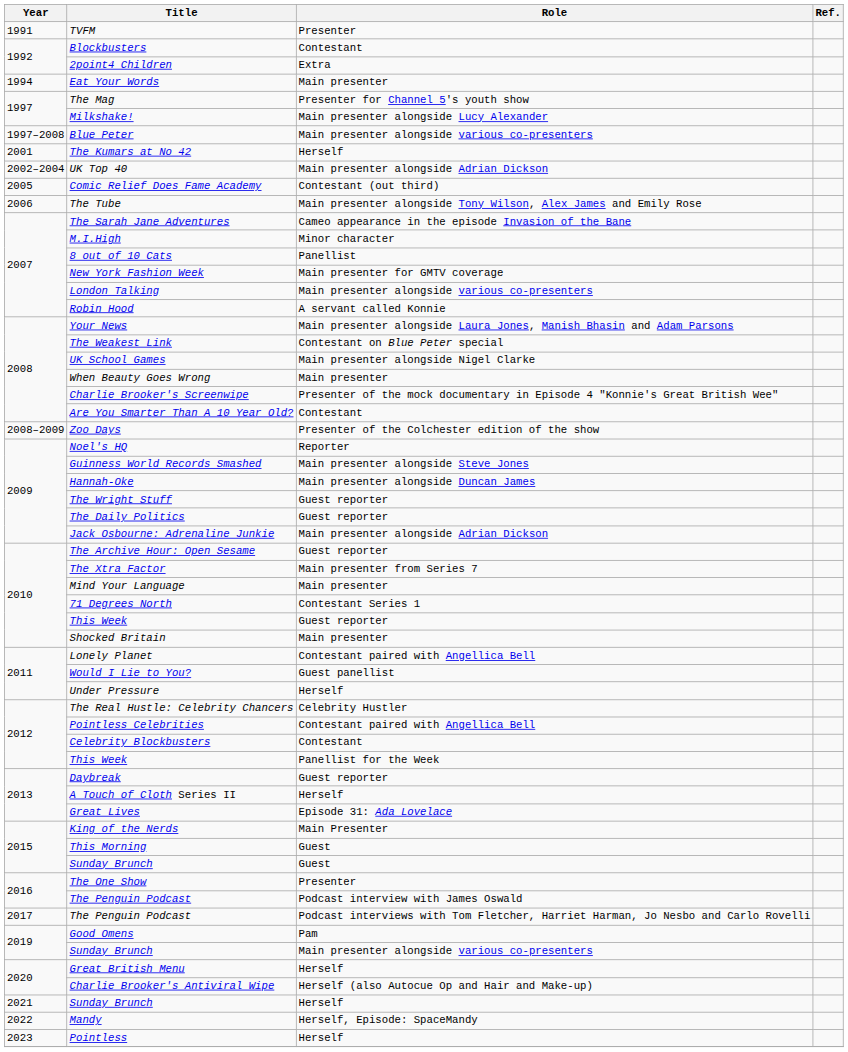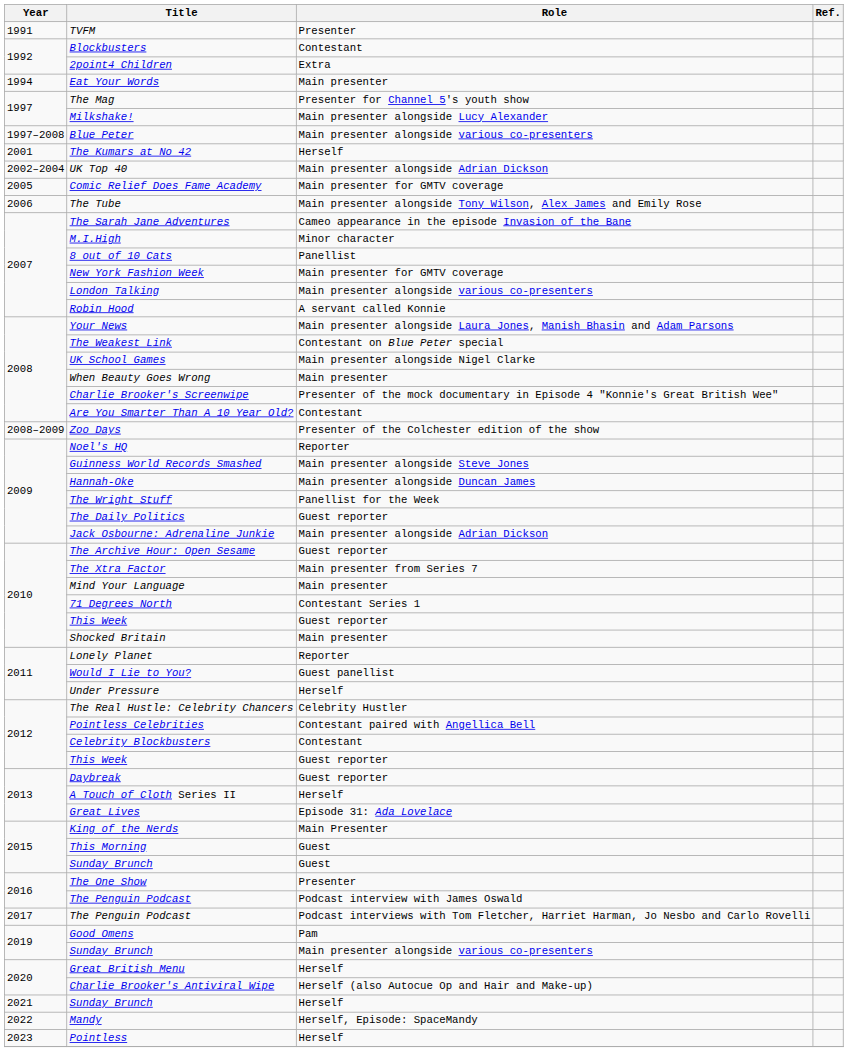(369, 187) Contestant (out third) -> (401, 187) Main presenter for GMTV coverage
(343, 500) Guest reporter -> (369, 500) Panellist for the Week
(417, 656) Contestant paired with Angellica Bell -> (324, 656) Reporter
(369, 760) Panellist for the Week -> (343, 760) Guest reporter
